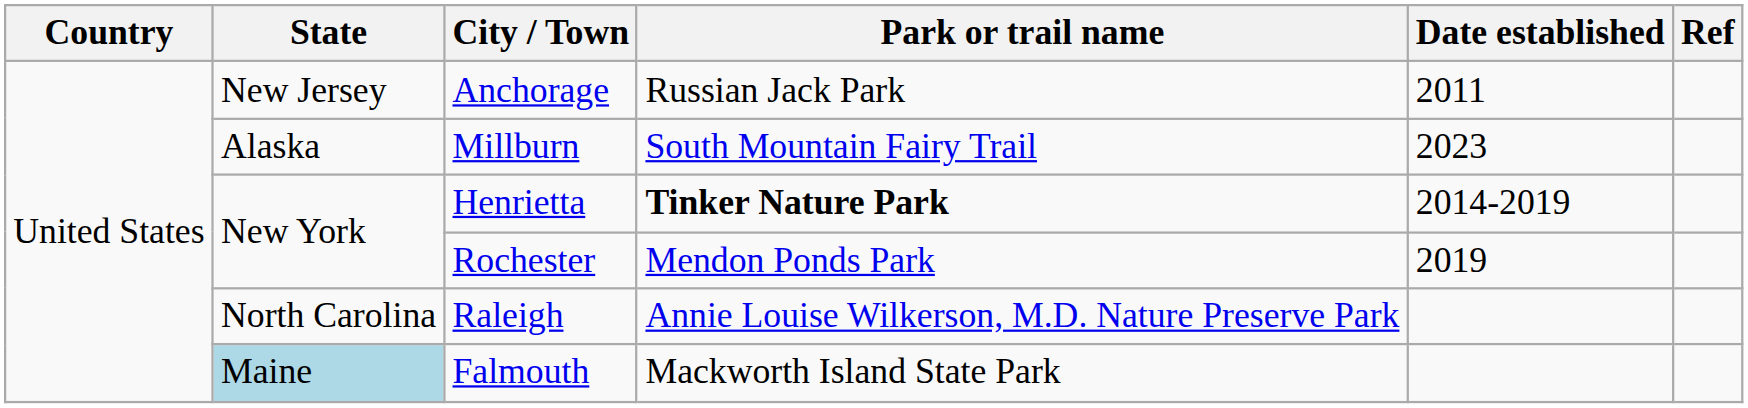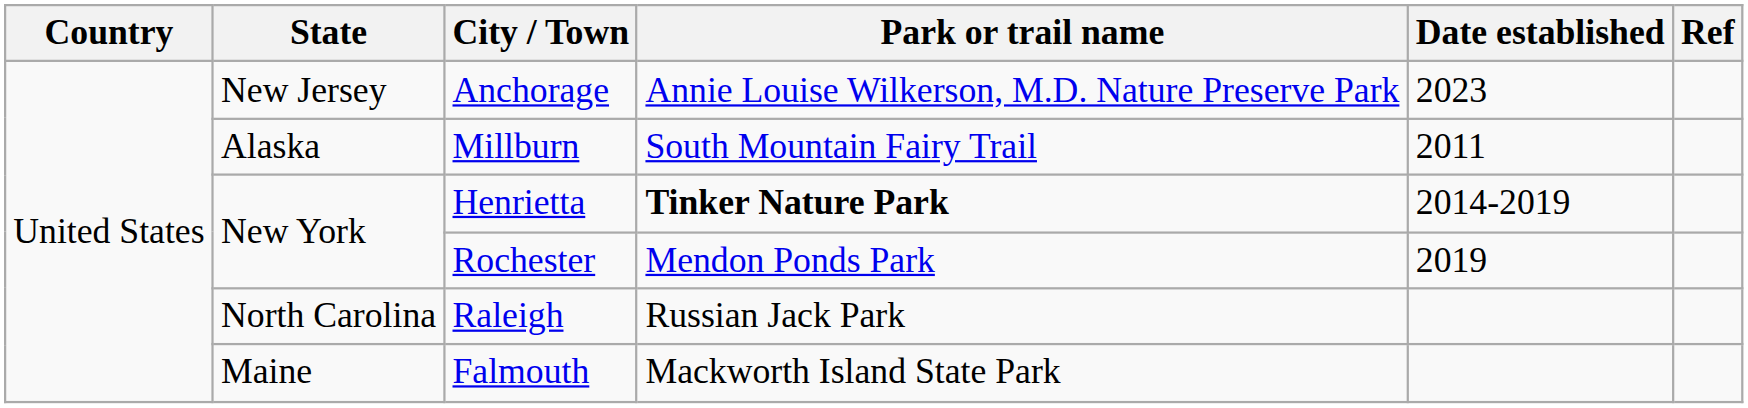(775, 89) Russian Jack Park -> (1022, 89) Annie Louise Wilkerson, M.D. Nature Preserve Park
(1451, 89) 2011 -> (1452, 89) 2023
(1452, 145) 2023 -> (1451, 145) 2011
(1022, 315) Annie Louise Wilkerson, M.D. Nature Preserve Park -> (775, 315) Russian Jack Park
(267, 372) lightblue background -> (267, 372) no background
